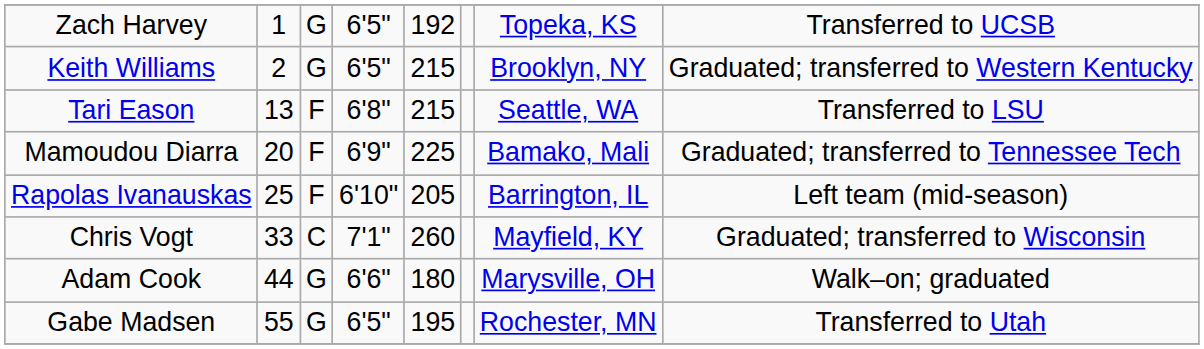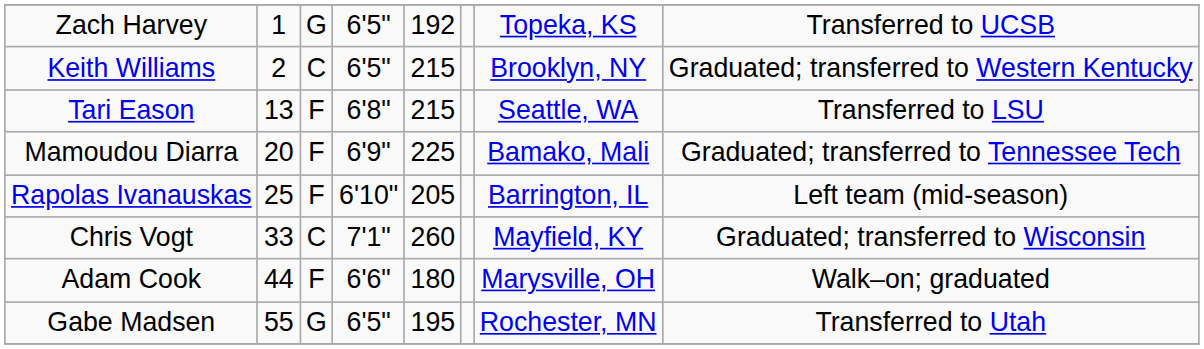(316, 68) G -> (316, 68) C
(316, 279) G -> (316, 279) F
